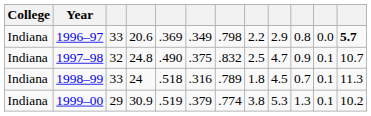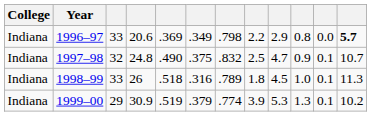(136, 79) 24 -> (136, 79) 26
(302, 79) 0.7 -> (302, 79) 1.0
(256, 100) 3.8 -> (256, 100) 3.9
